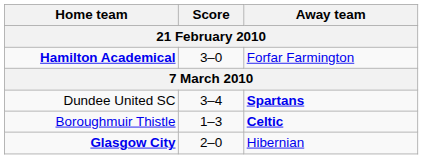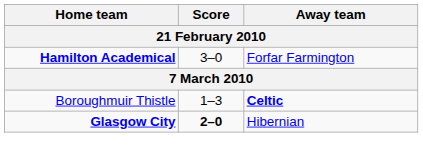- row: (119, 100)
(211, 143) normal -> (211, 121) bold
